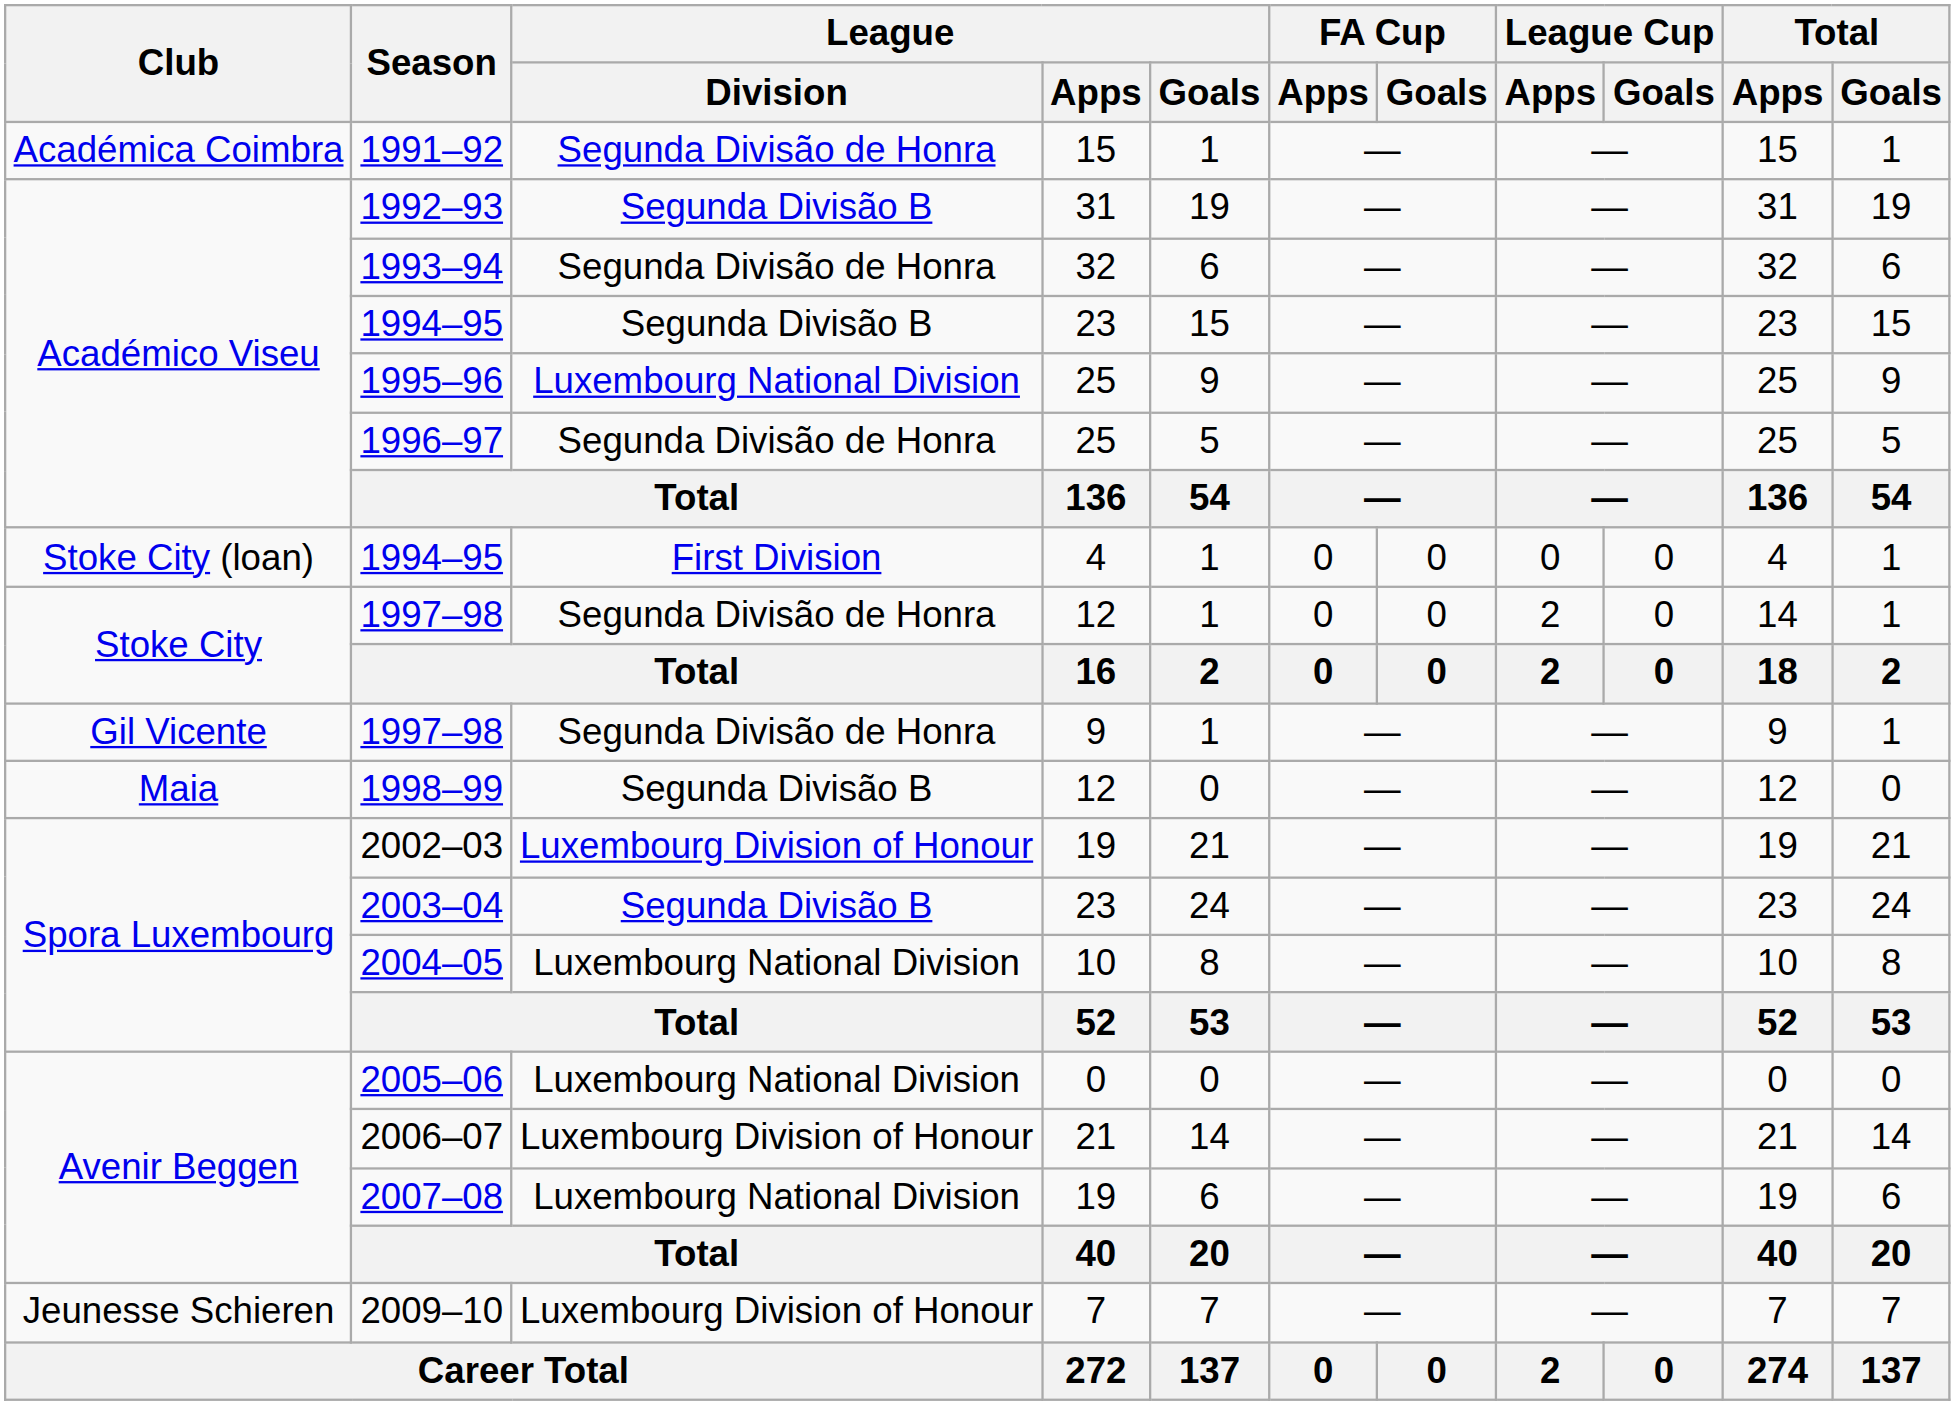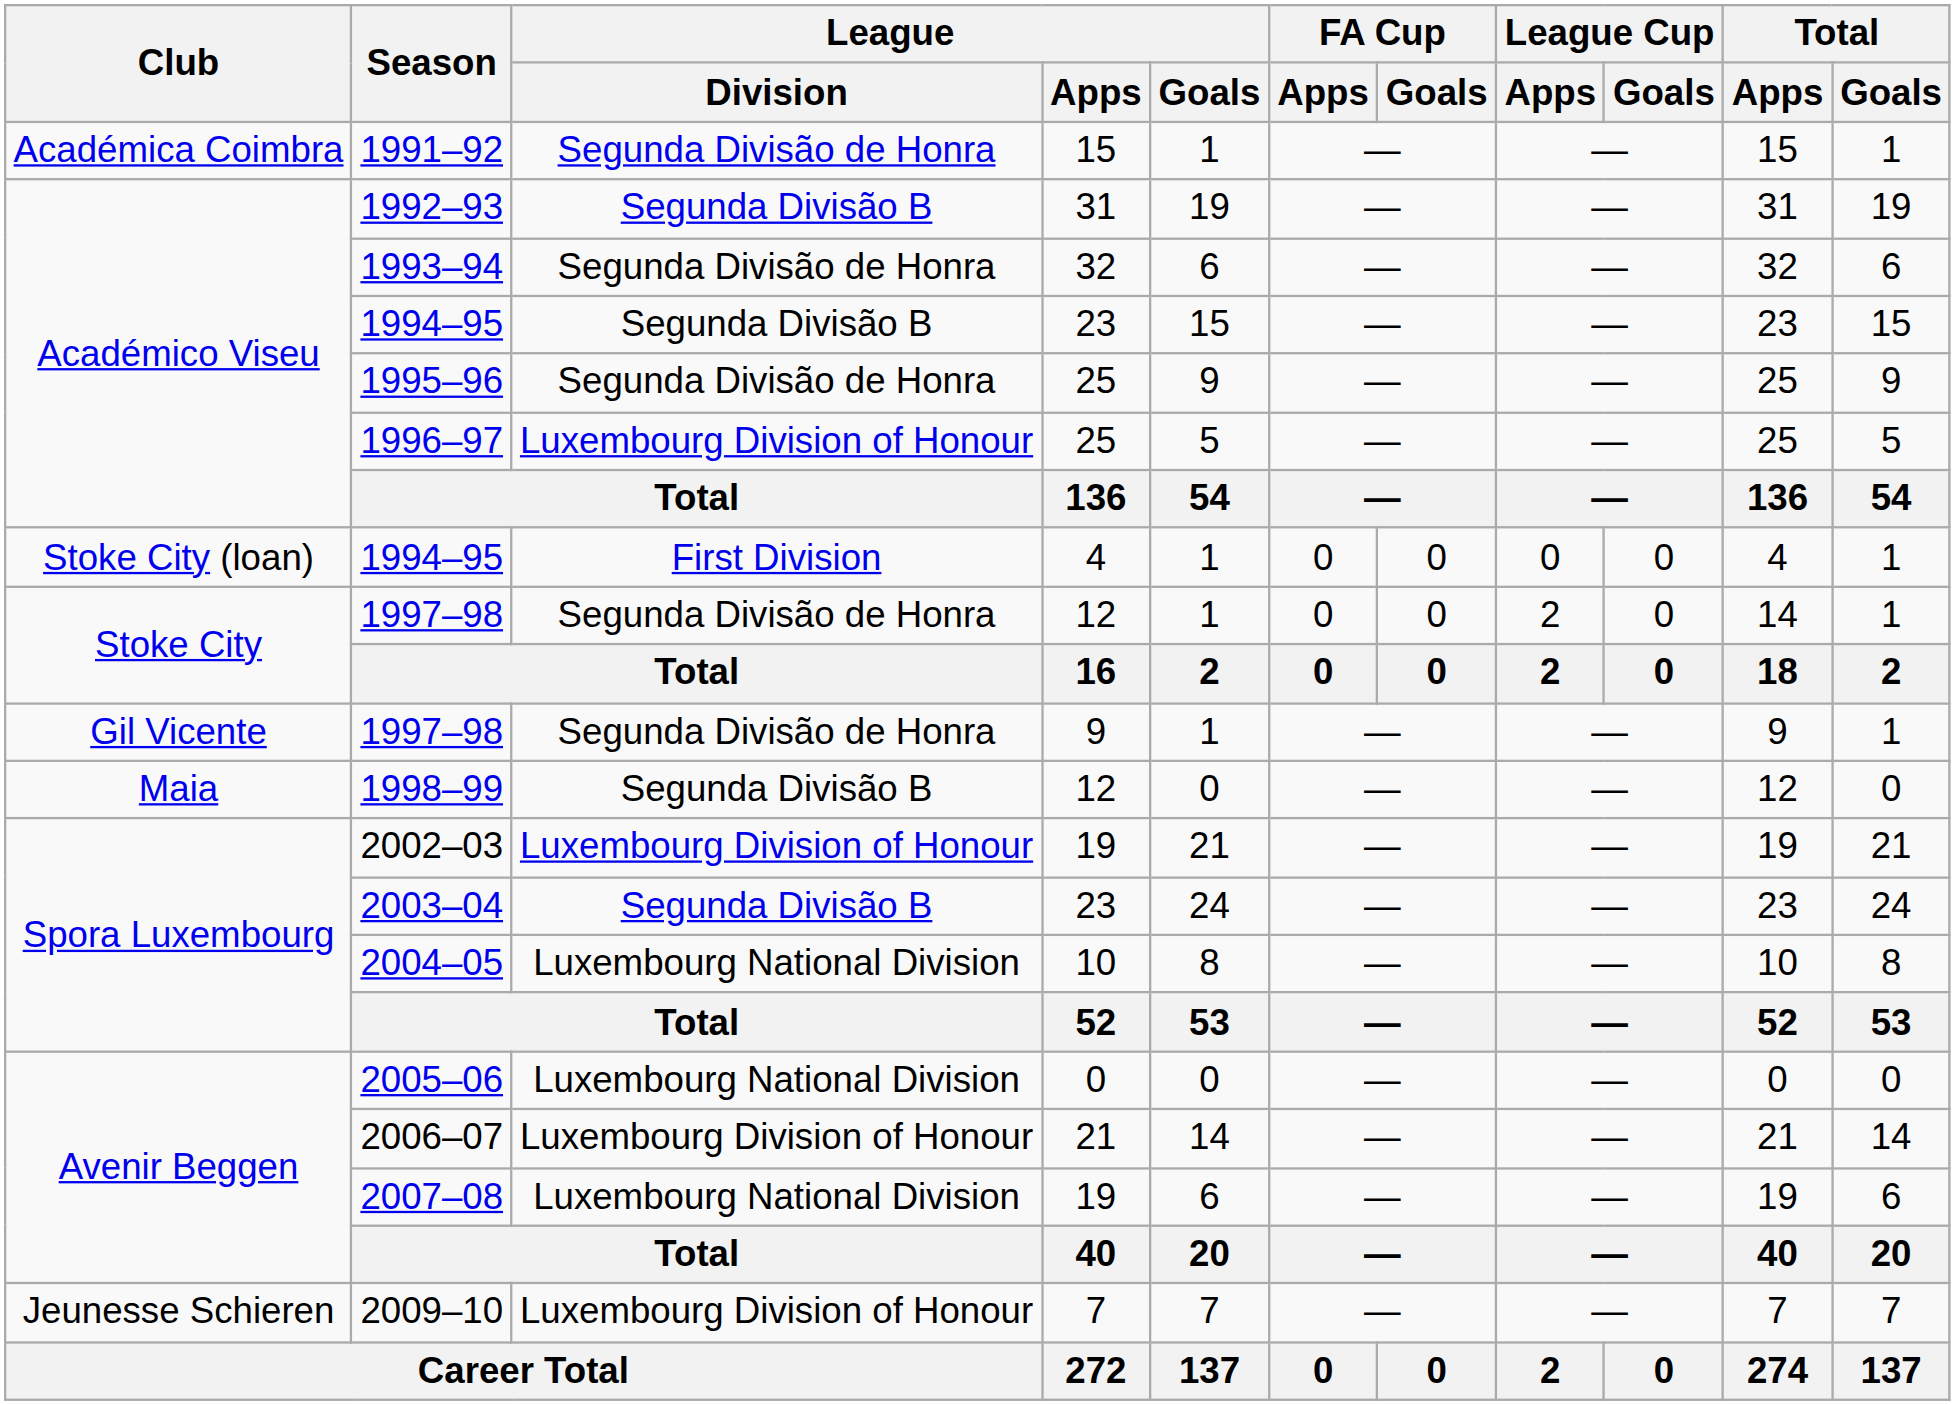(777, 382) Luxembourg National Division -> (777, 382) Segunda Divisão de Honra
(777, 440) Segunda Divisão de Honra -> (777, 440) Luxembourg Division of Honour
